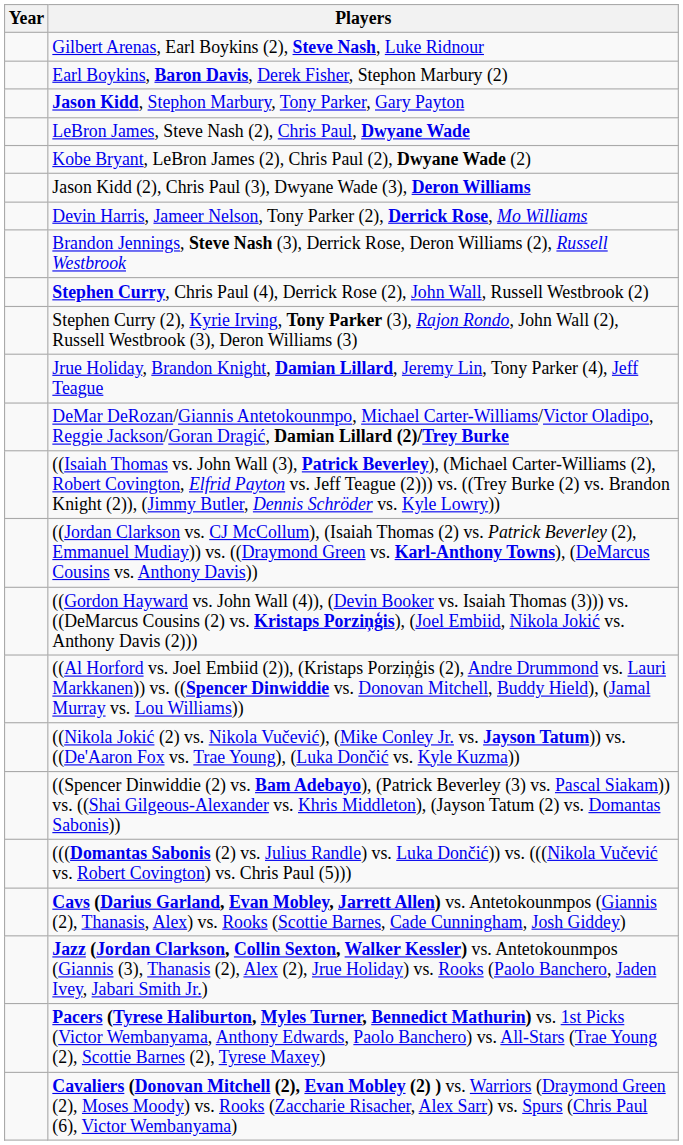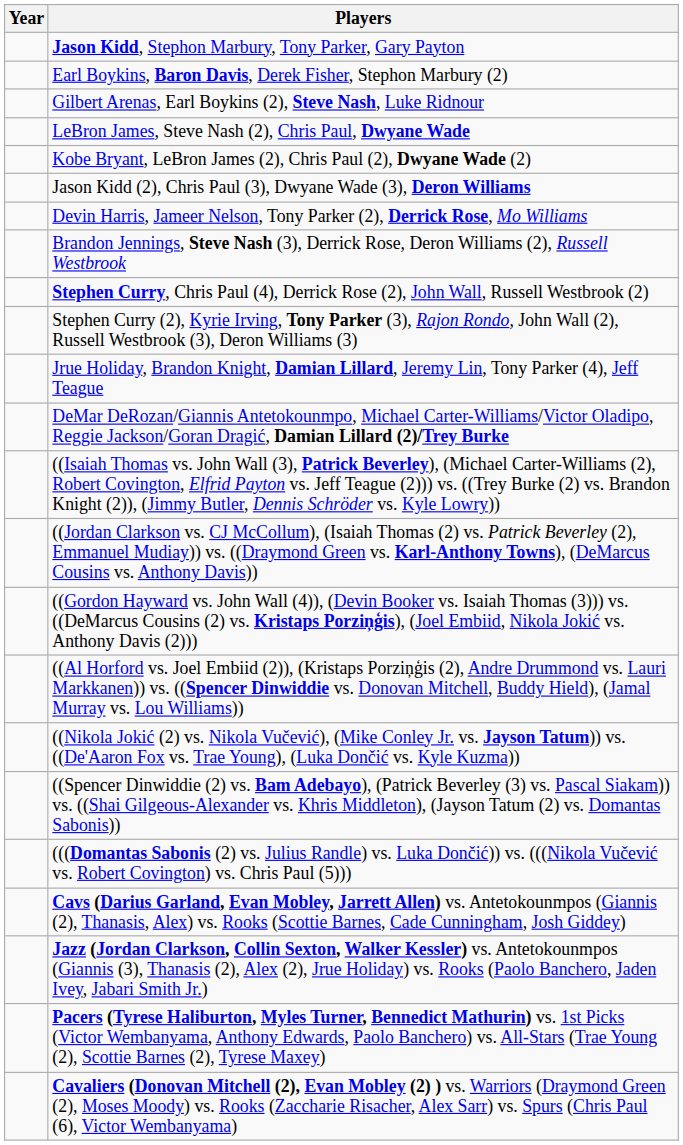rows swapped: (258, 103) <-> (268, 46)
